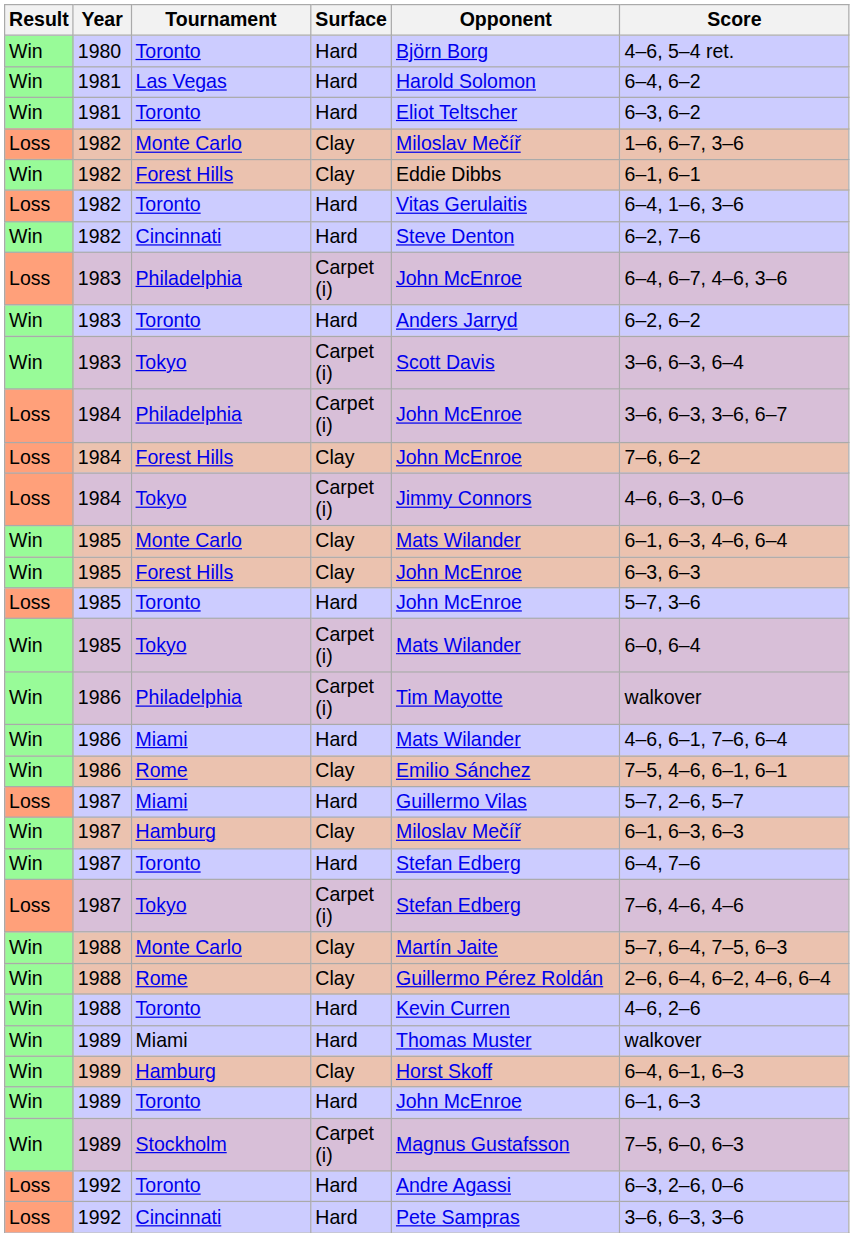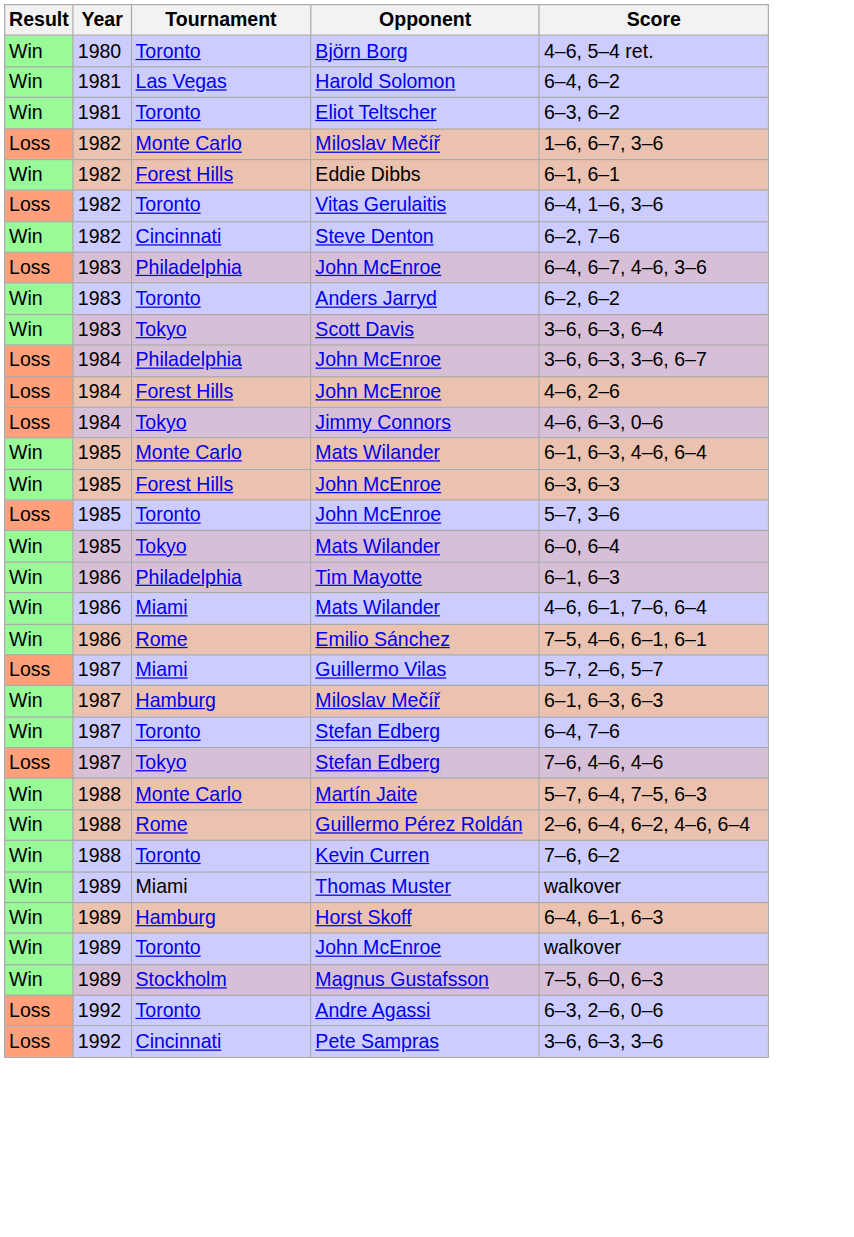- column: (351, 19)
(663, 457) 7–6, 6–2 -> (582, 391) 4–6, 2–6
(663, 697) walkover -> (582, 577) 6–1, 6–3
(663, 1009) 4–6, 2–6 -> (582, 855) 7–6, 6–2
(663, 1102) 6–1, 6–3 -> (582, 948) walkover
